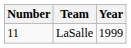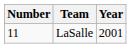(111, 33) 1999 -> (111, 33) 2001
